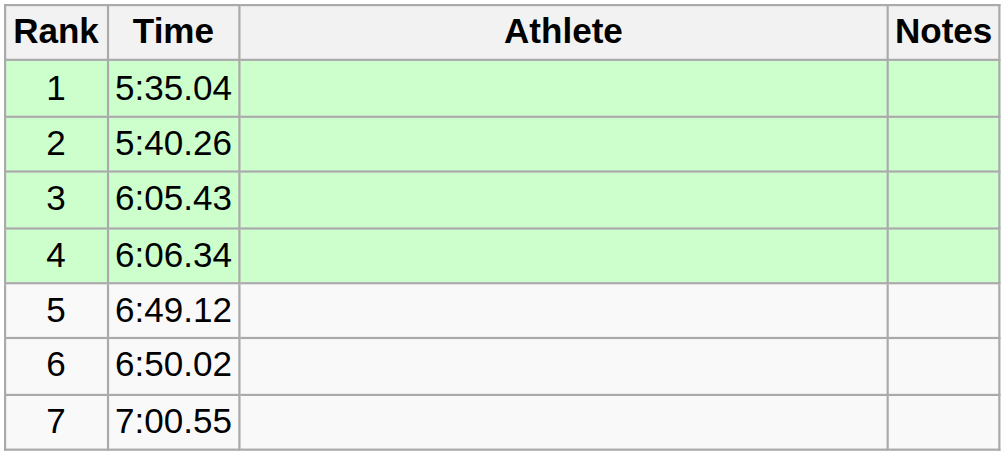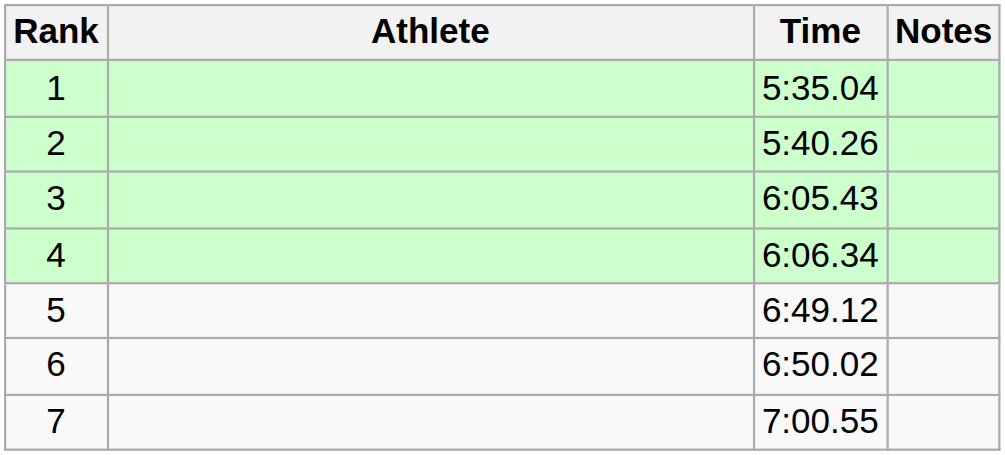columns swapped: (563, 32) <-> (173, 32)
